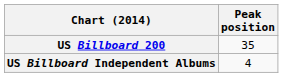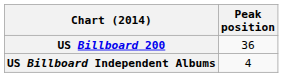(248, 45) 35 -> (248, 45) 36
